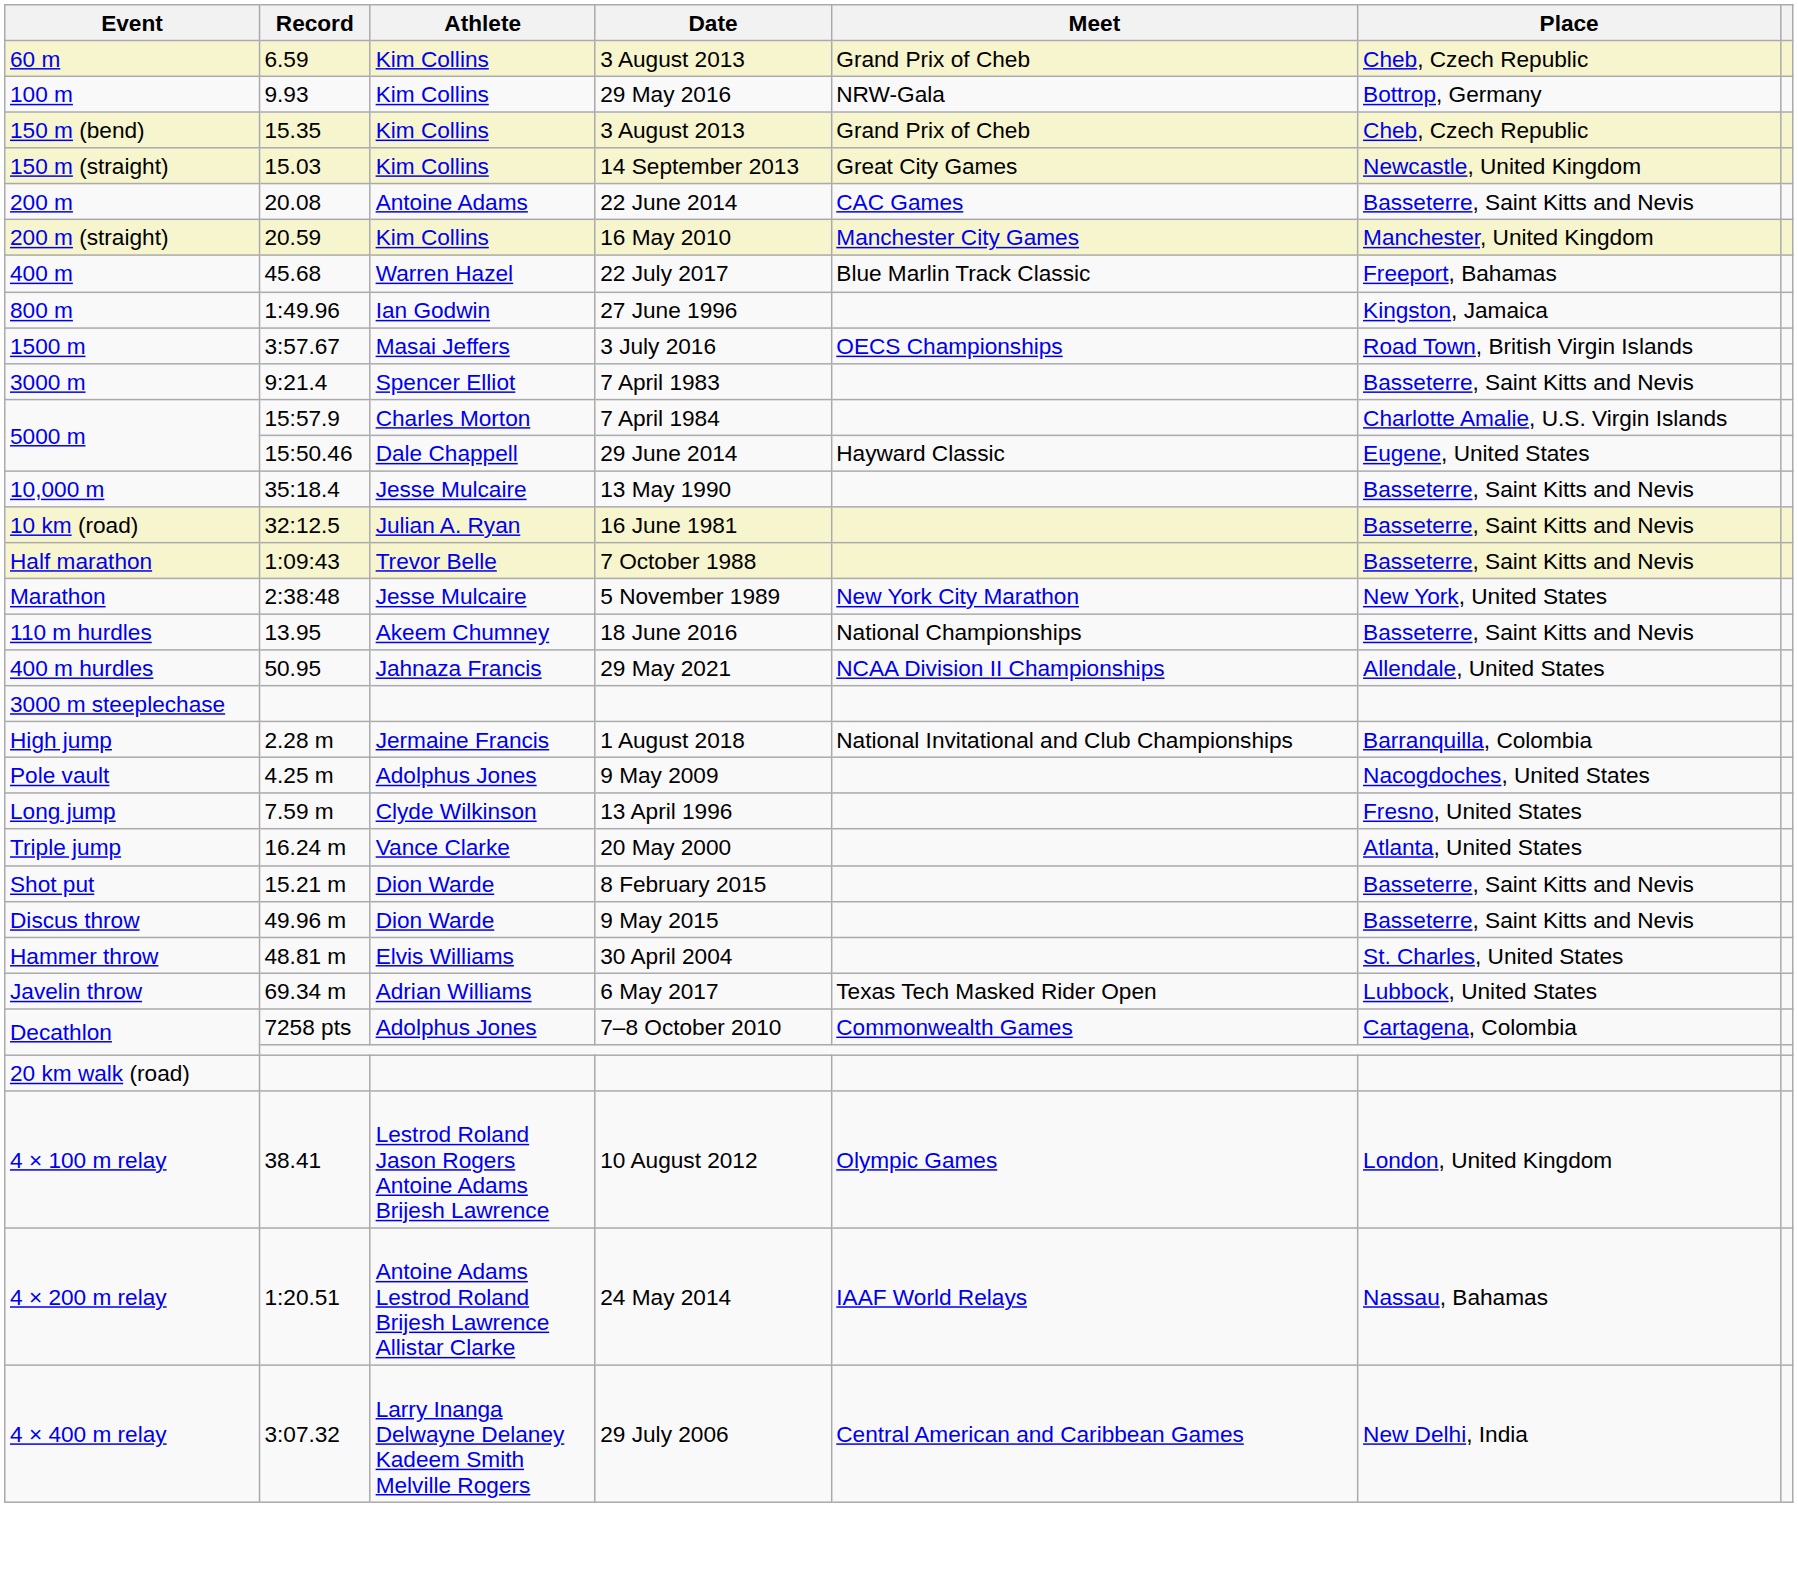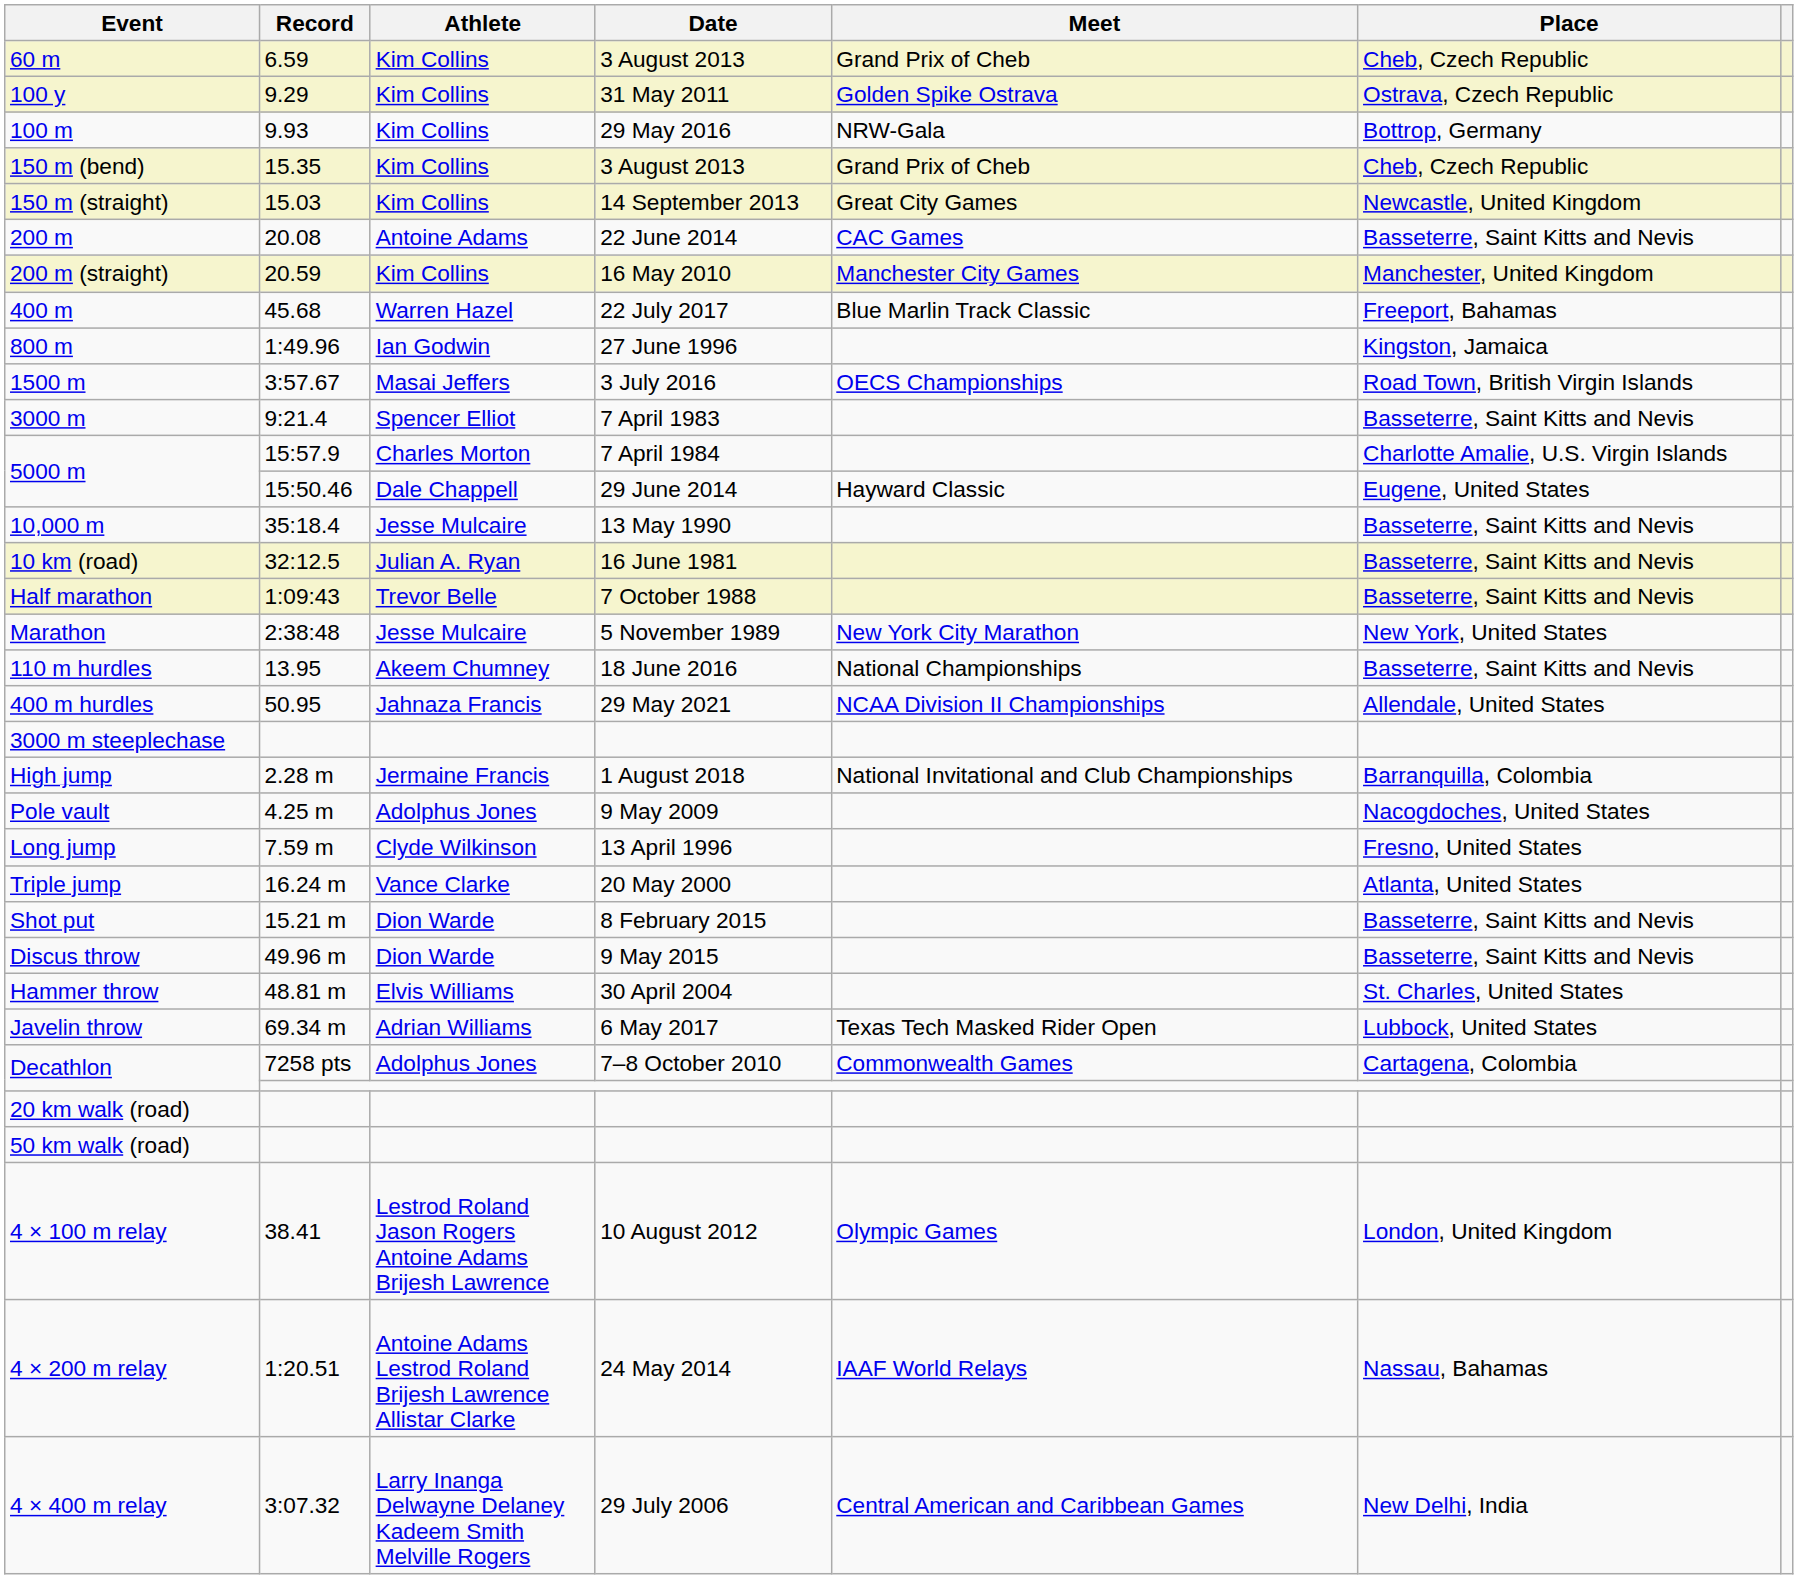+ row: (38, 95)
+ row: (100, 1145)
